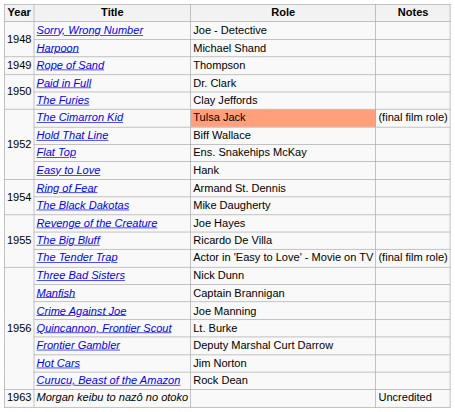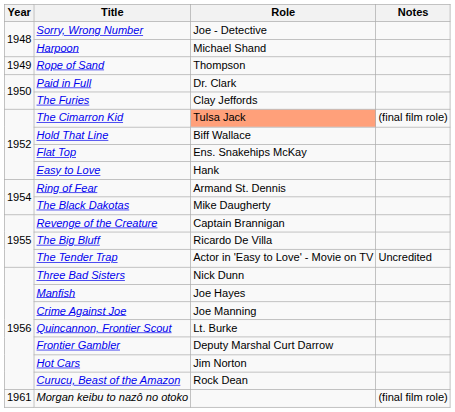(219, 223) Joe Hayes -> (239, 223) Captain Brannigan
(413, 258) (final film role) -> (405, 258) Uncredited
(239, 293) Captain Brannigan -> (219, 293) Joe Hayes
(19, 398) 1963 -> (19, 398) 1961
(405, 398) Uncredited -> (413, 398) (final film role)
